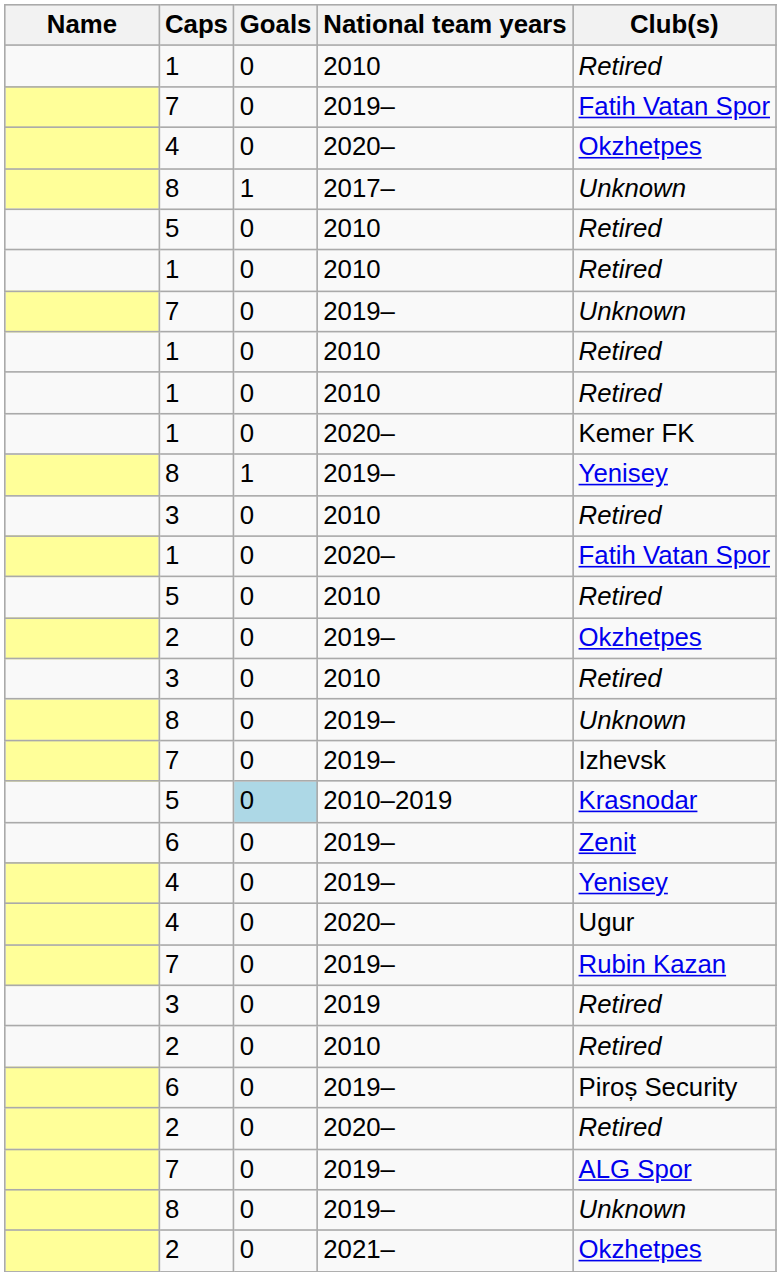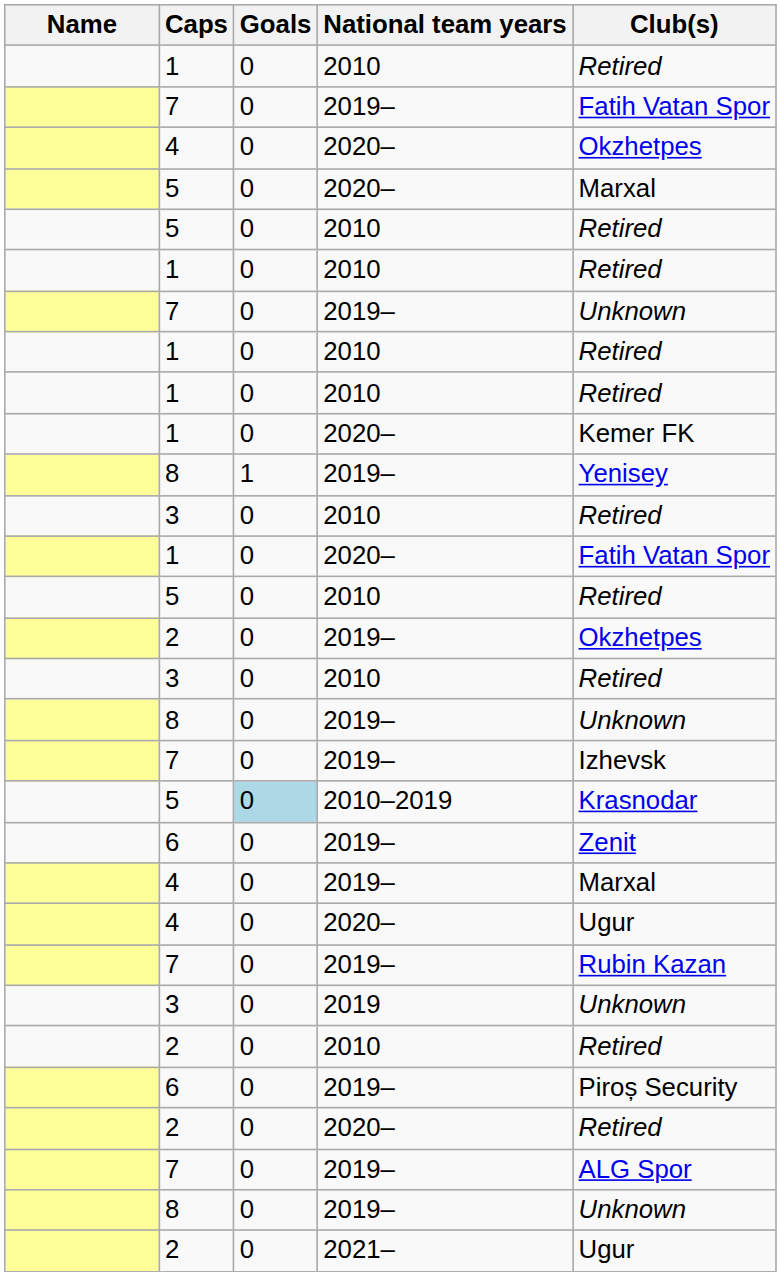- row: (172, 188)
+ row: (172, 188)
(623, 882) Yenisey -> (617, 882) Marxal
(620, 1005) Retired -> (632, 1005) Unknown
(640, 1250) Okzhetpes -> (606, 1250) Ugur
